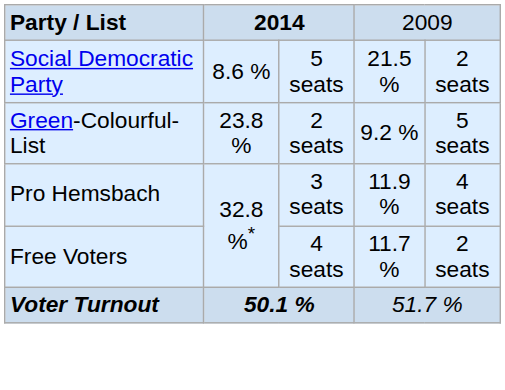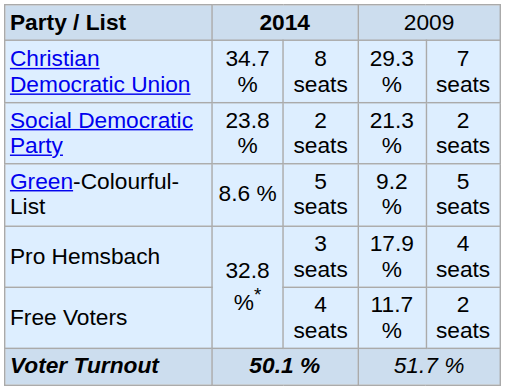+ row: (100, 71)
(241, 71) 8.6 % -> (248, 132) 23.8 %
(316, 71) 5 seats -> (321, 132) 2 seats
(389, 71) 21.5 % -> (392, 132) 21.3 %
(241, 132) 23.8 % -> (248, 194) 8.6 %
(316, 132) 2 seats -> (321, 194) 5 seats
(389, 194) 11.9 % -> (392, 256) 17.9 %
